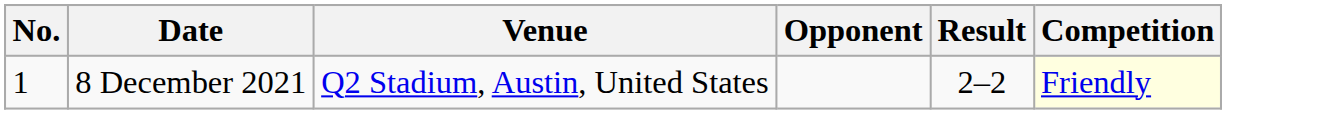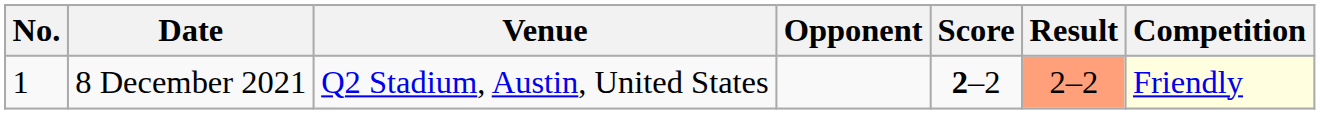+ column: (976, 30)
(982, 81) no background -> (1074, 81) lightsalmon background
